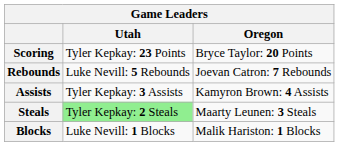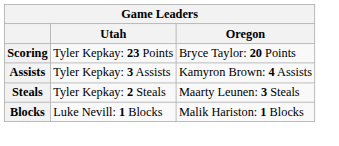- row: (34, 72)
(122, 111) lightgreen background -> (109, 92) no background
